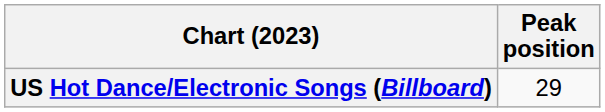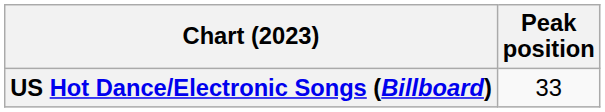(549, 87) 29 -> (549, 87) 33
